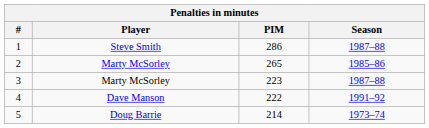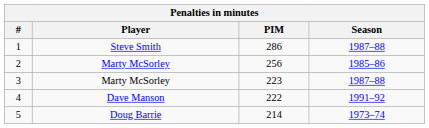(274, 64) 265 -> (274, 64) 256
